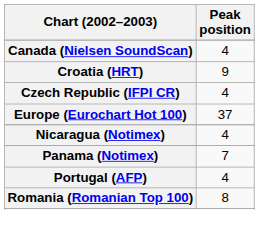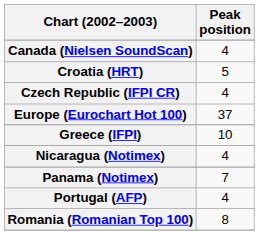(225, 72) 9 -> (225, 72) 5
+ row: (100, 135)
